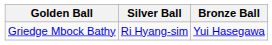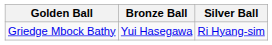columns swapped: (154, 13) <-> (229, 13)
